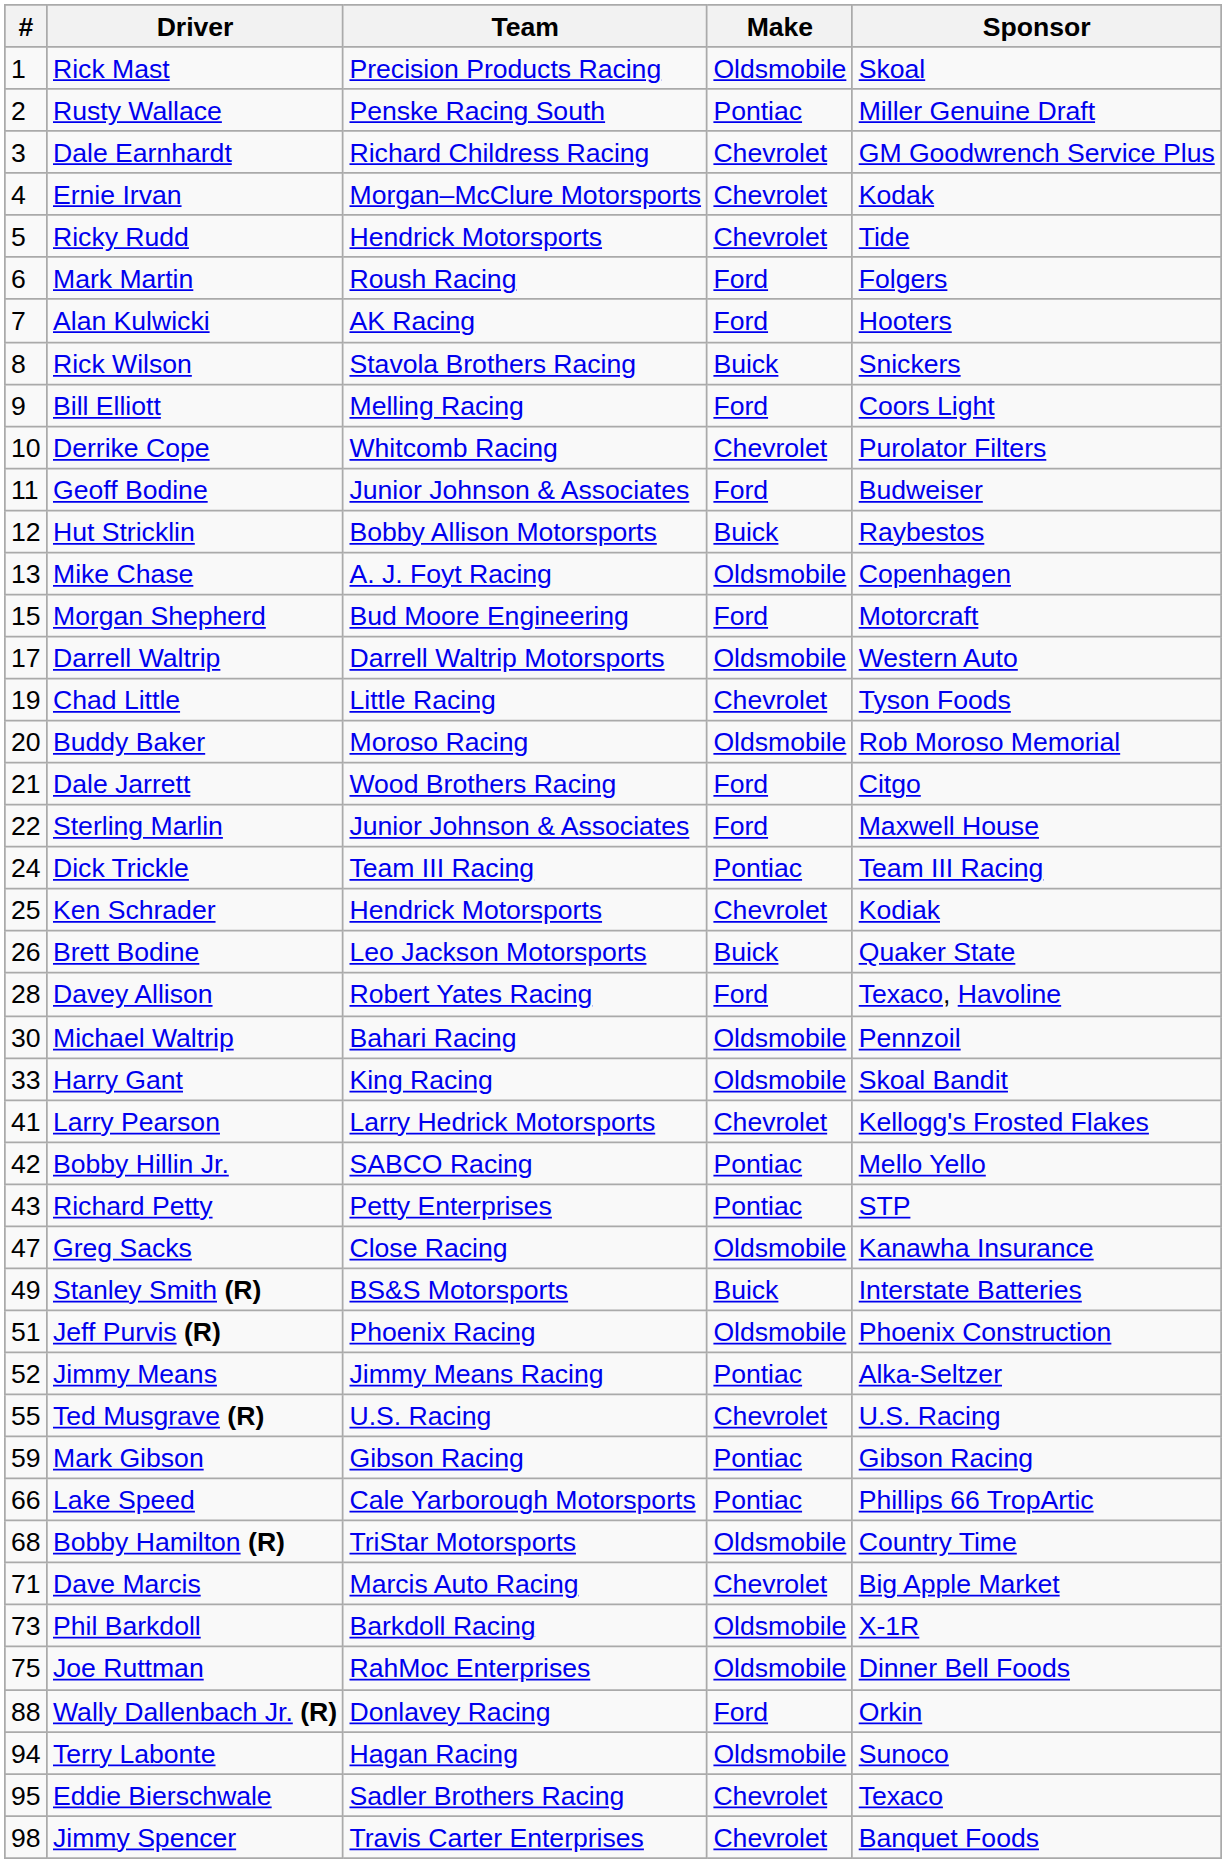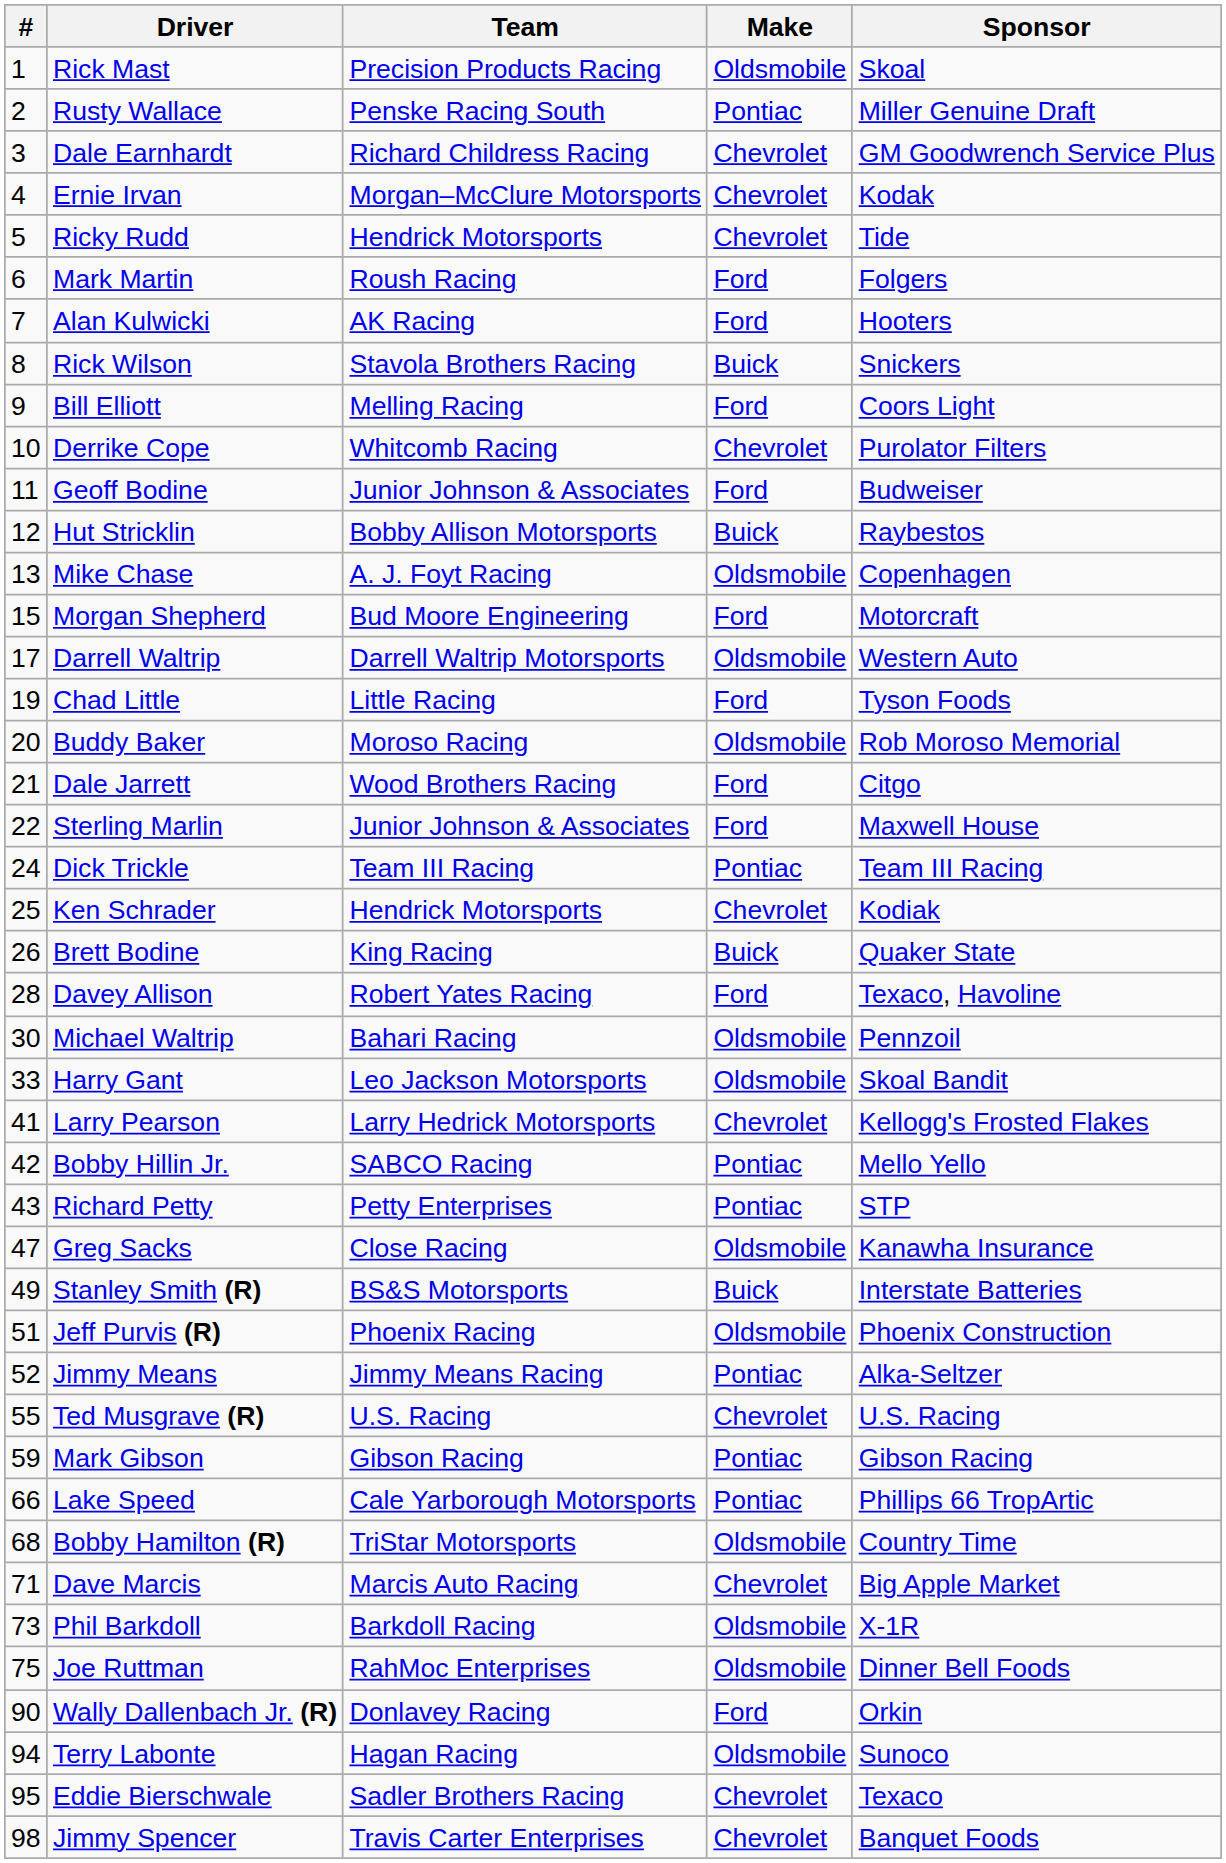(770, 700) Chevrolet -> (741, 700) Ford
(498, 953) Leo Jackson Motorsports -> (421, 953) King Racing
(421, 1079) King Racing -> (498, 1079) Leo Jackson Motorsports
(26, 1710) 88 -> (26, 1710) 90
